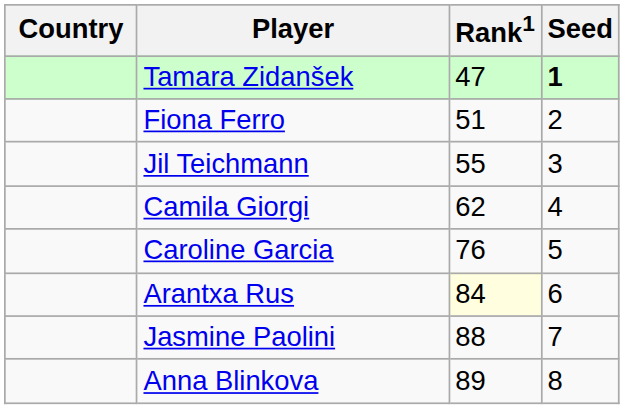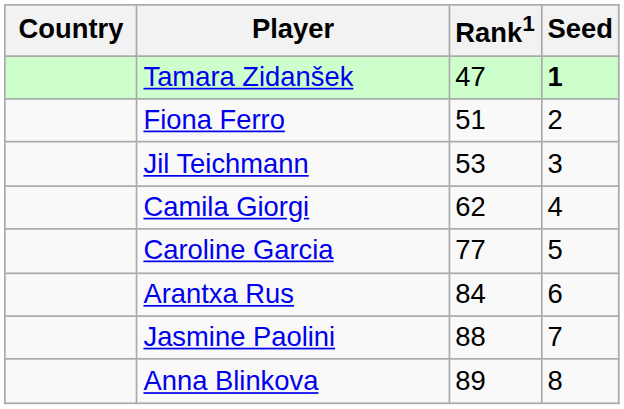(471, 163) 55 -> (471, 163) 53
(471, 250) 76 -> (471, 250) 77
(471, 293) lightyellow background -> (471, 293) no background
